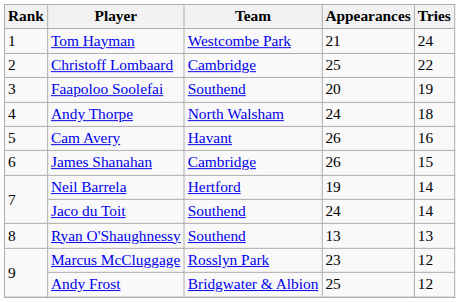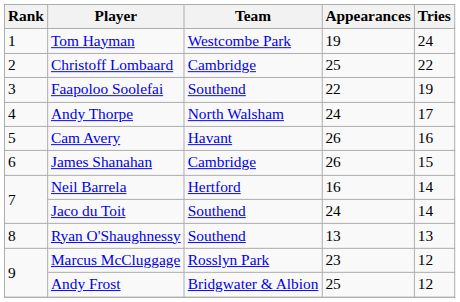(333, 41) 21 -> (333, 41) 19
(333, 89) 20 -> (333, 89) 22
(425, 114) 18 -> (425, 114) 17
(333, 187) 19 -> (333, 187) 16
